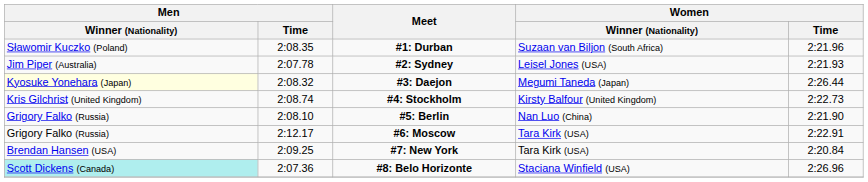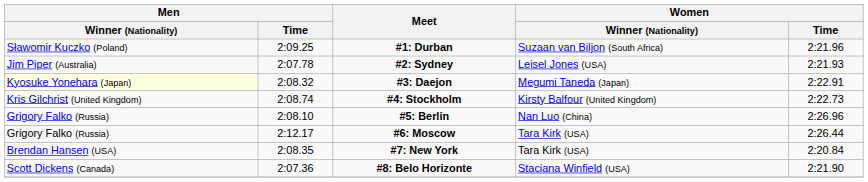(295, 47) 2:08.35 -> (295, 47) 2:09.25
(826, 82) 2:26.44 -> (826, 82) 2:22.91
(826, 116) 2:21.90 -> (826, 116) 2:26.96
(826, 133) 2:22.91 -> (826, 133) 2:26.44
(295, 151) 2:09.25 -> (295, 151) 2:08.35
(61, 168) paleturquoise background -> (61, 168) no background
(826, 168) 2:26.96 -> (826, 168) 2:21.90
